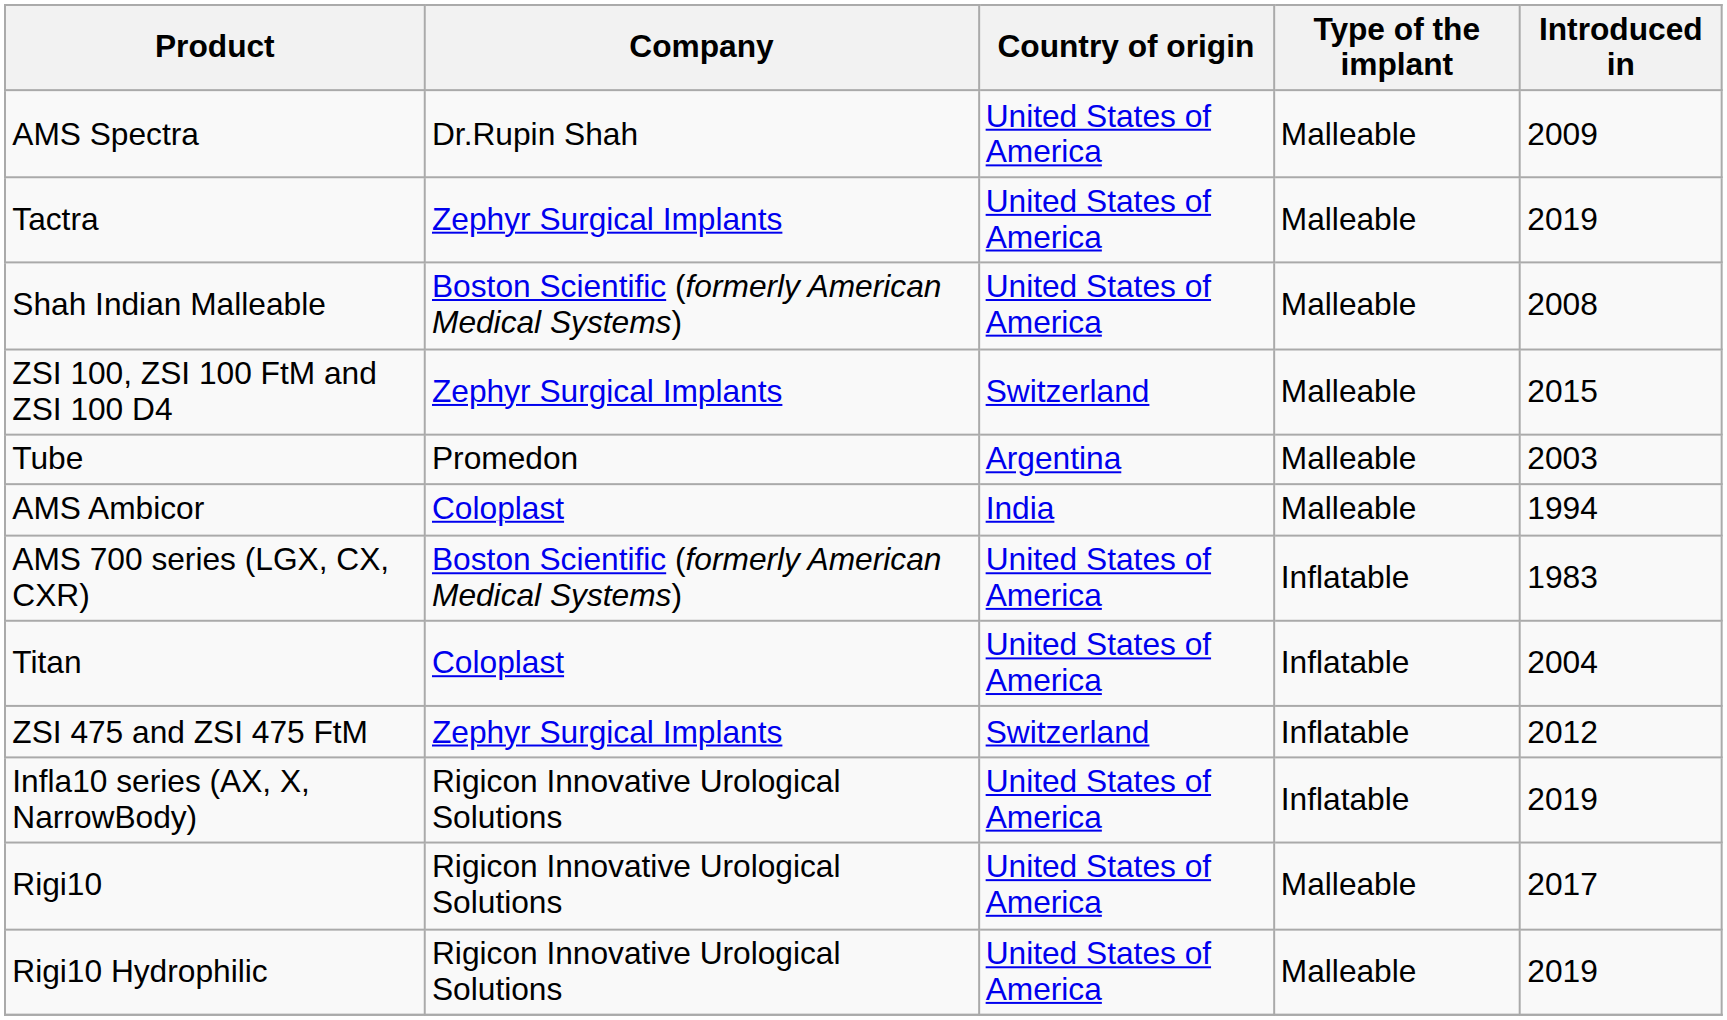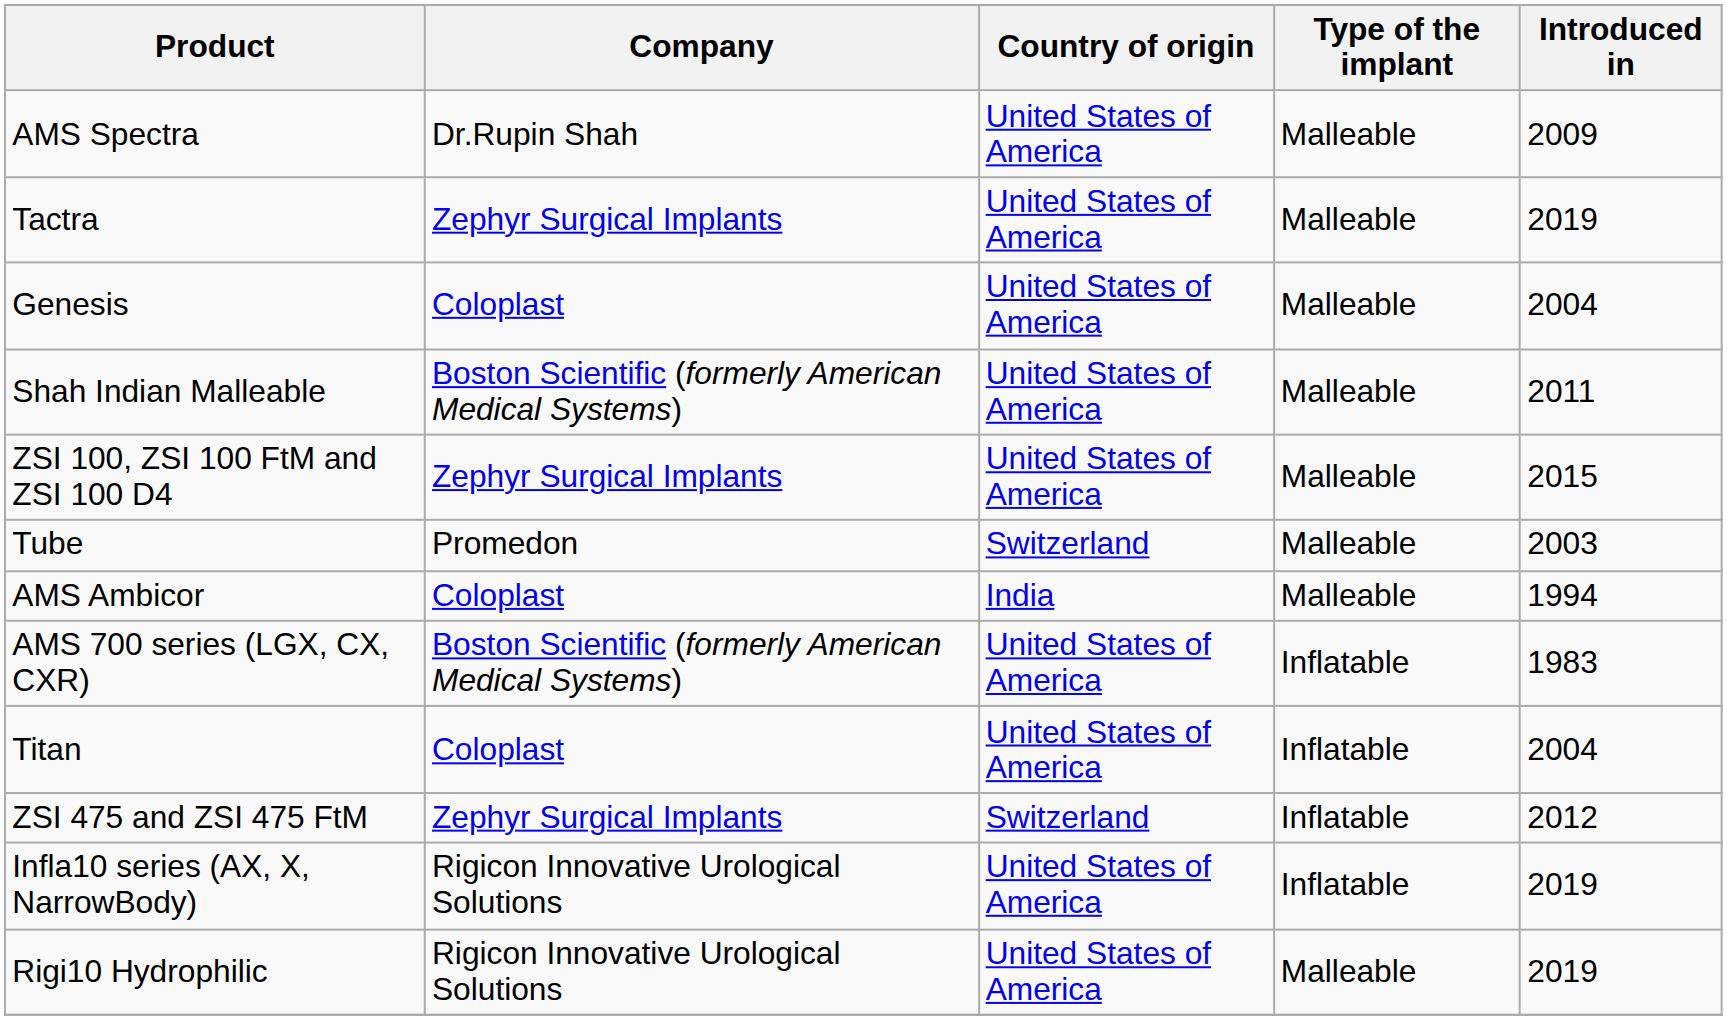+ row: (70, 305)
(1563, 305) 2008 -> (1561, 390) 2011
(1068, 390) Switzerland -> (1098, 476) United States of America
(1053, 459) Argentina -> (1068, 544) Switzerland
- row: (57, 885)
